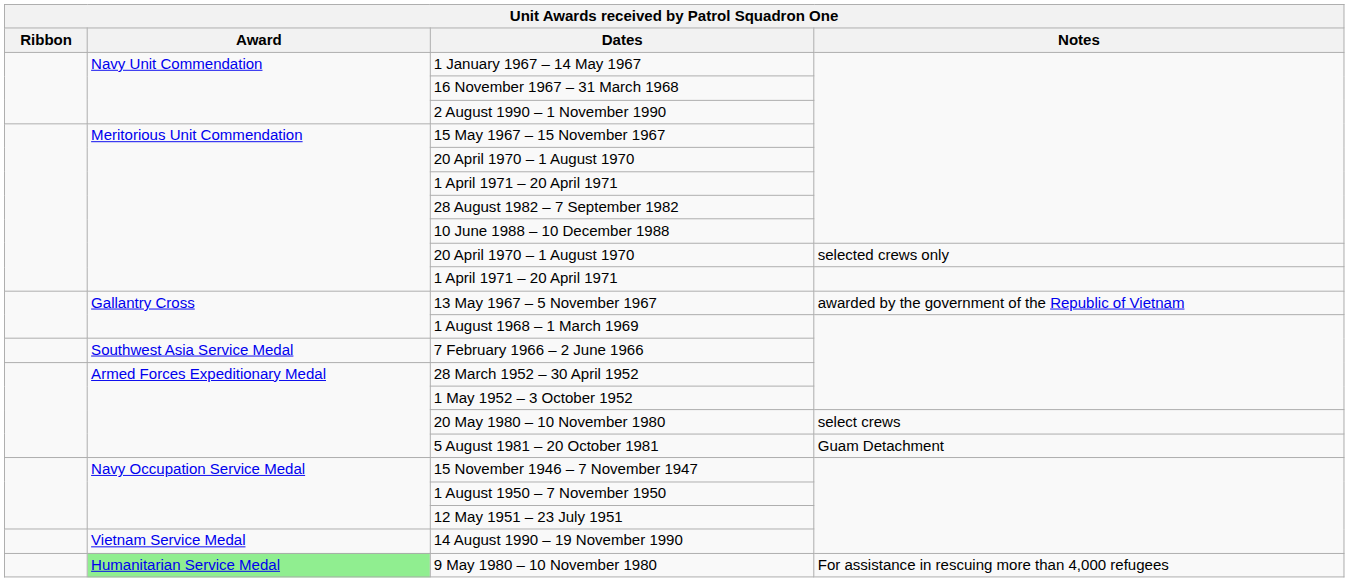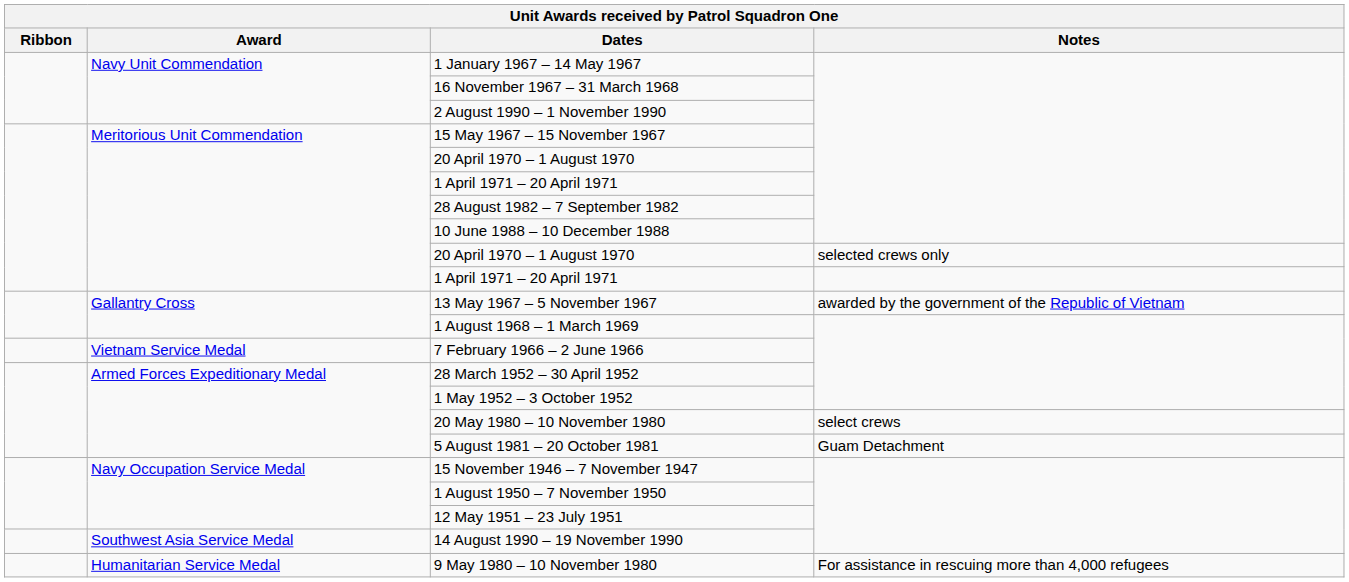(192, 350) Southwest Asia Service Medal -> (168, 350) Vietnam Service Medal
(168, 541) Vietnam Service Medal -> (192, 541) Southwest Asia Service Medal
(186, 565) lightgreen background -> (186, 565) no background
